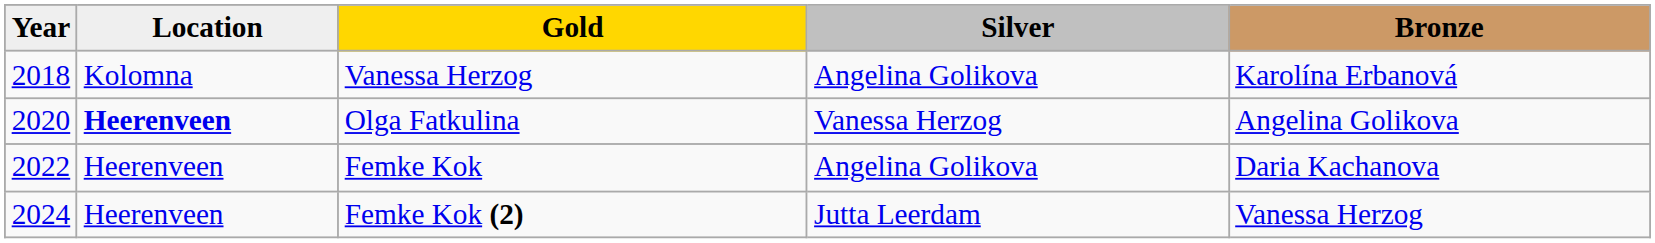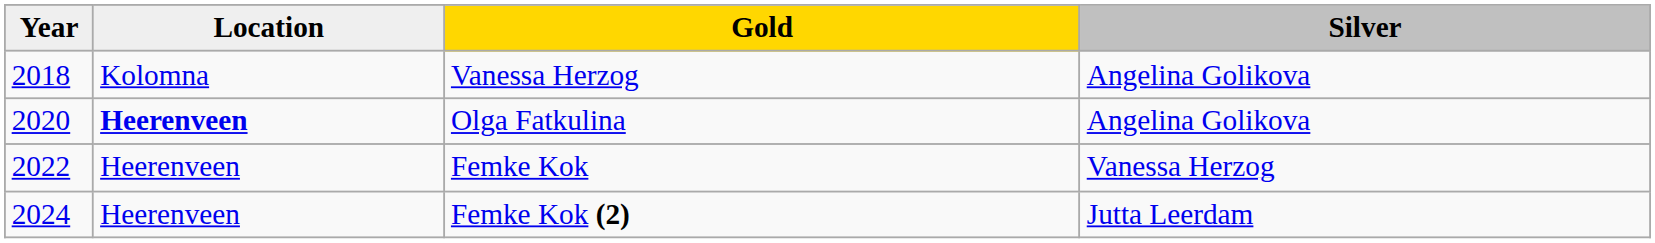- column: (1439, 27)
(908, 120) Vanessa Herzog -> (1199, 120) Angelina Golikova
(926, 167) Angelina Golikova -> (1181, 167) Vanessa Herzog
